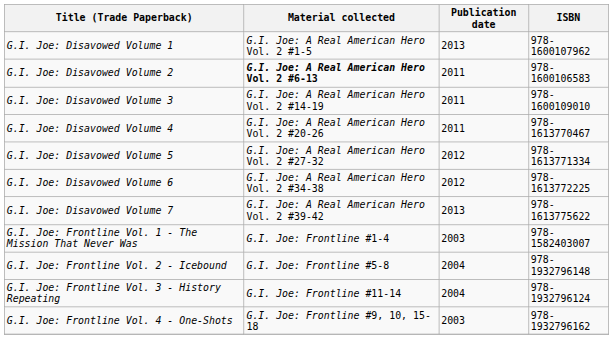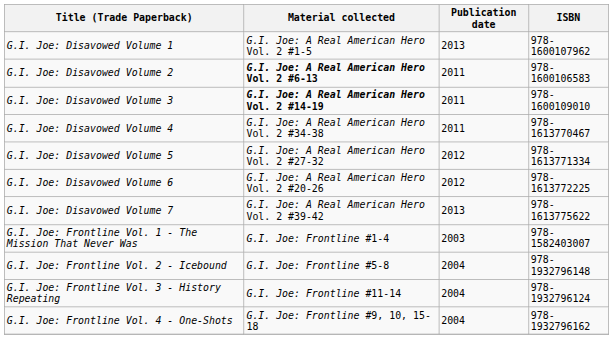(336, 101) normal -> (336, 101) bold
(336, 128) G.I. Joe: A Real American Hero Vol. 2 #20-26 -> (336, 128) G.I. Joe: A Real American Hero Vol. 2 #34-38
(336, 183) G.I. Joe: A Real American Hero Vol. 2 #34-38 -> (336, 183) G.I. Joe: A Real American Hero Vol. 2 #20-26
(453, 321) 2003 -> (453, 321) 2004
